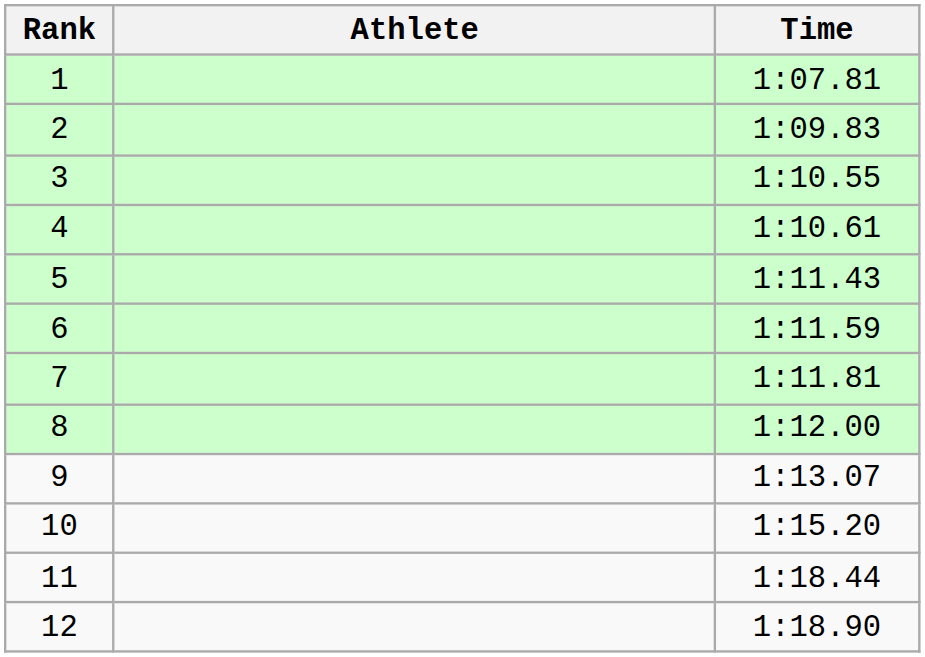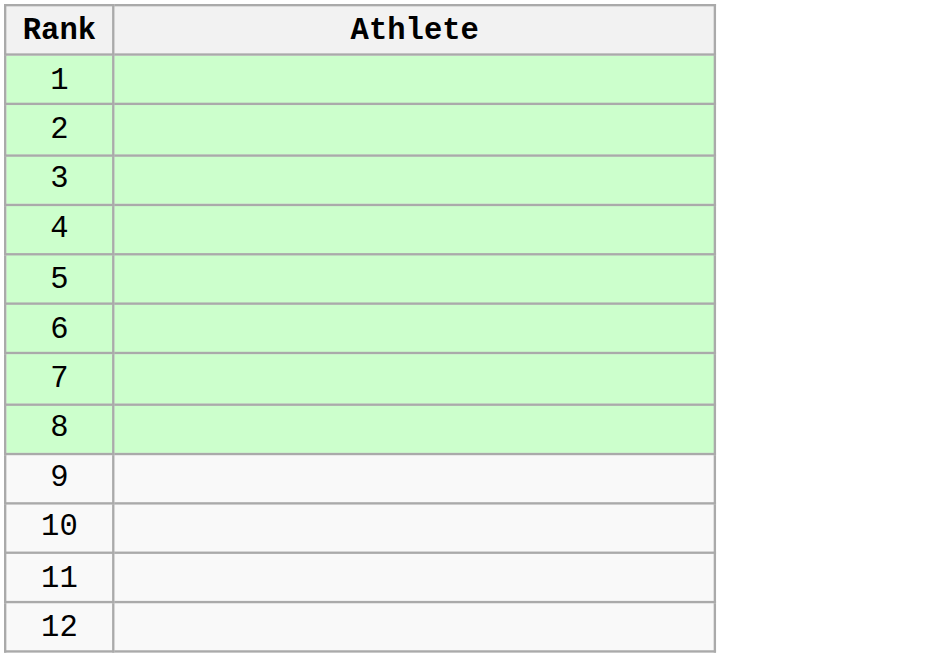- column: (817, 30)
